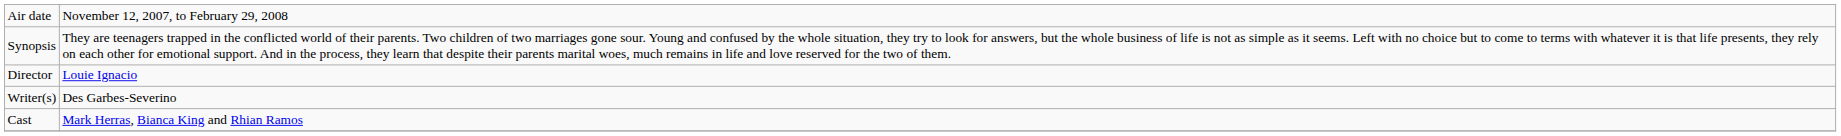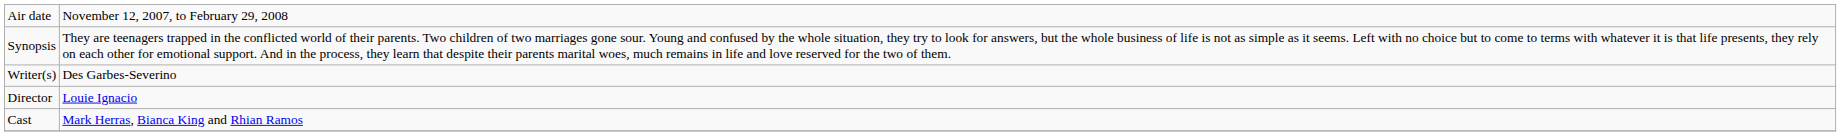rows swapped: (30, 75) <-> (32, 98)
